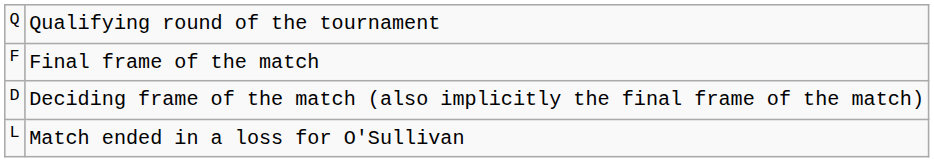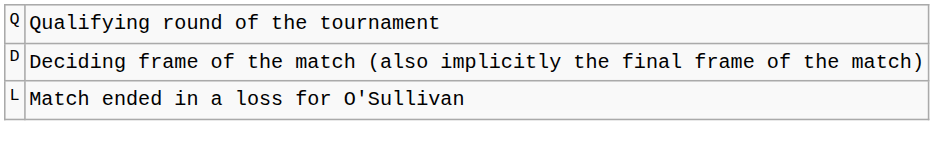- row: (174, 62)
